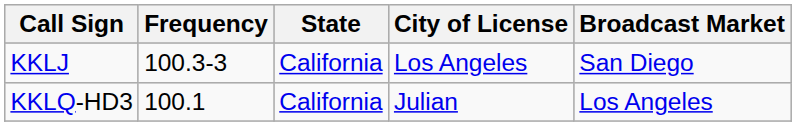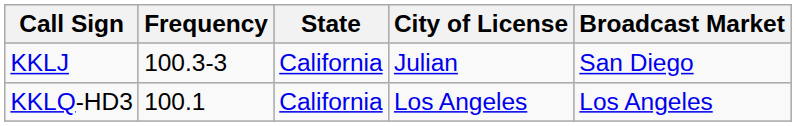(461, 62) Los Angeles -> (426, 62) Julian
(426, 101) Julian -> (461, 101) Los Angeles
